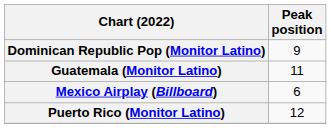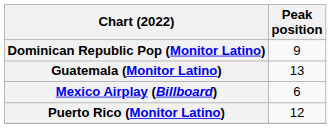(297, 71) 11 -> (297, 71) 13
